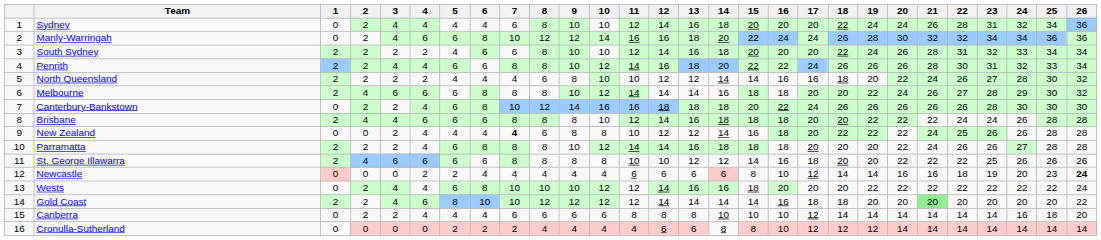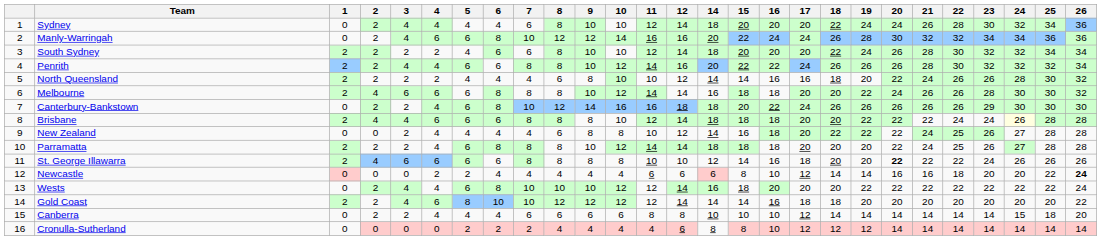- column: (694, 11)
(992, 25) 31 -> (989, 25) 30
(962, 52) 31 -> (958, 52) 30
(1022, 52) 33 -> (1020, 52) 32
(992, 66) 31 -> (989, 66) 32
(1052, 66) 33 -> (1050, 66) 32
(992, 79) 27 -> (989, 79) 26
(962, 93) 27 -> (958, 93) 26
(1022, 93) 29 -> (1020, 93) 30
(992, 106) 28 -> (989, 106) 29
(1022, 120) no background -> (1020, 120) lightyellow background
(515, 134) bold -> (529, 134) normal
(1022, 134) 26 -> (1020, 134) 27
(962, 147) 26 -> (958, 147) 25
(903, 161) normal -> (897, 161) bold
(992, 161) 25 -> (989, 161) 24
(992, 174) 19 -> (989, 174) 20
(1052, 174) 23 -> (1050, 174) 22
(932, 202) lightgreen background -> (928, 202) no background
(1022, 215) 16 -> (1020, 215) 15
